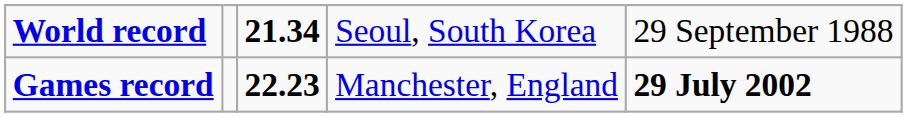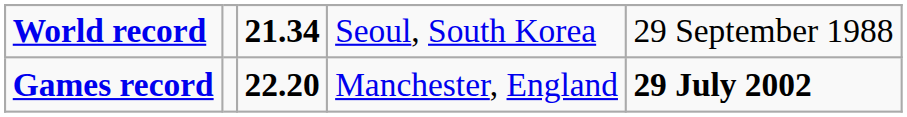(282, 84) 22.23 -> (282, 84) 22.20
